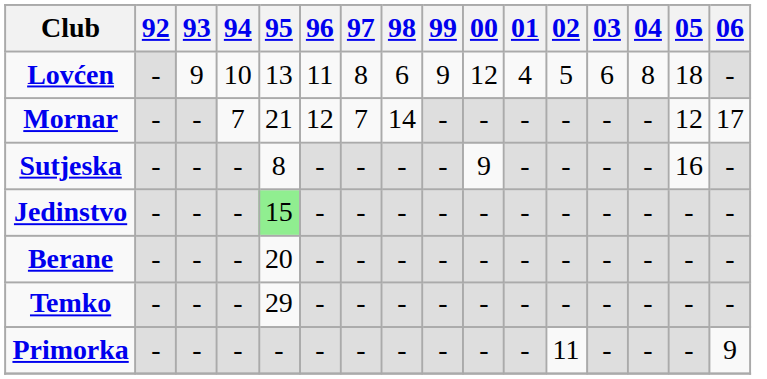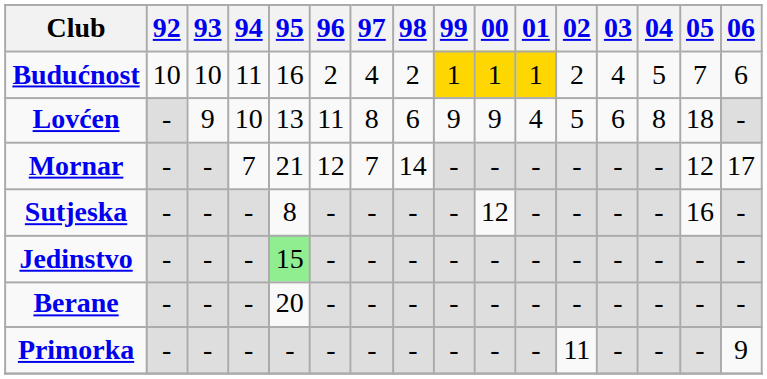+ row: (76, 74)
(484, 74) 12 -> (495, 120) 9
(484, 166) 9 -> (495, 212) 12
- row: (71, 304)
